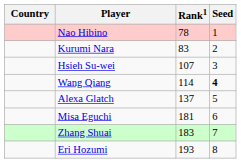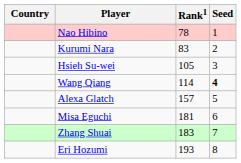(186, 65) 107 -> (186, 65) 105
(186, 99) 137 -> (186, 99) 157
